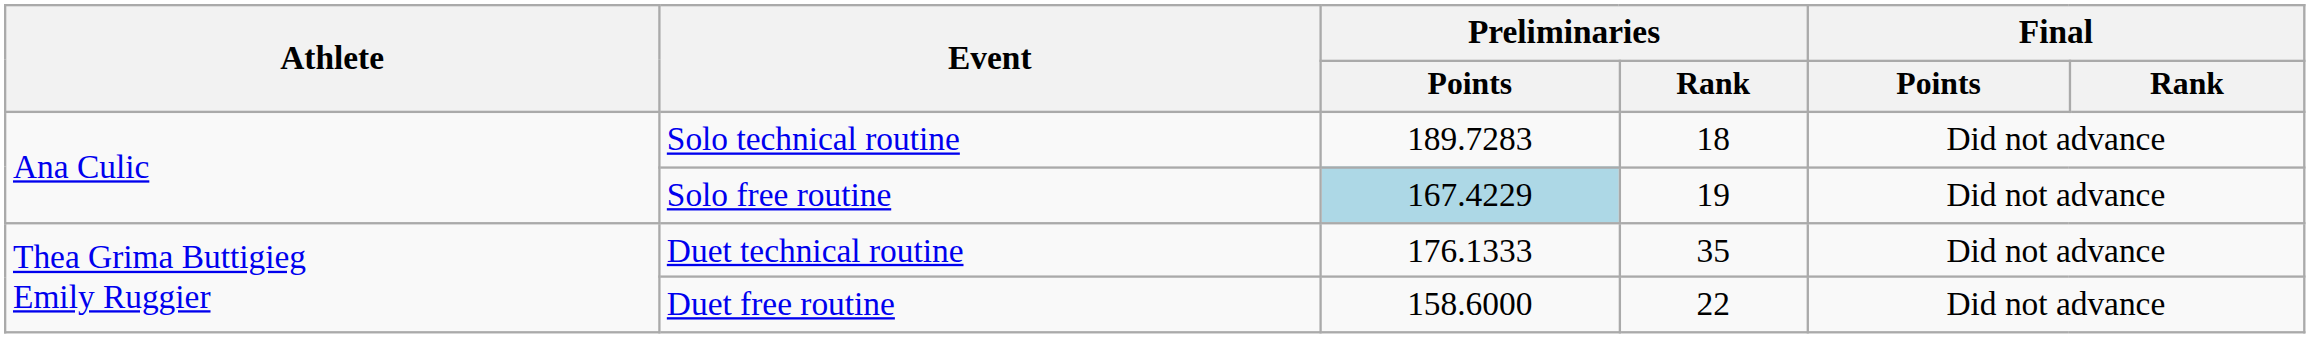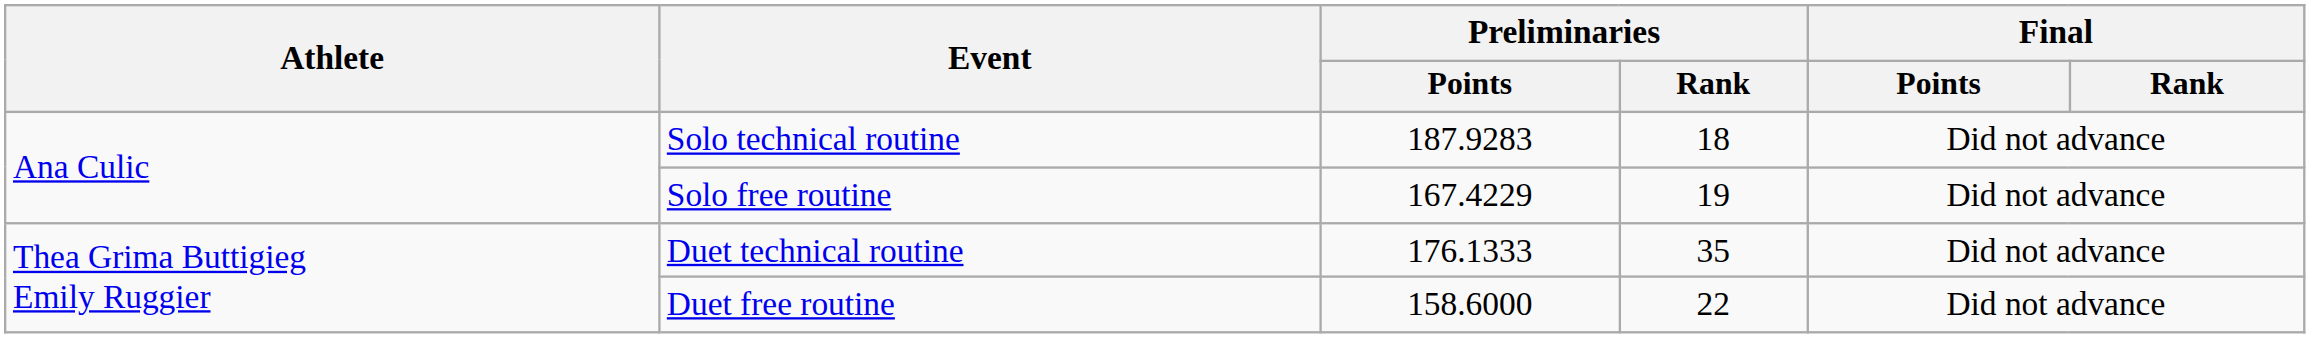(1470, 139) 189.7283 -> (1470, 139) 187.9283
(1470, 194) lightblue background -> (1470, 194) no background
